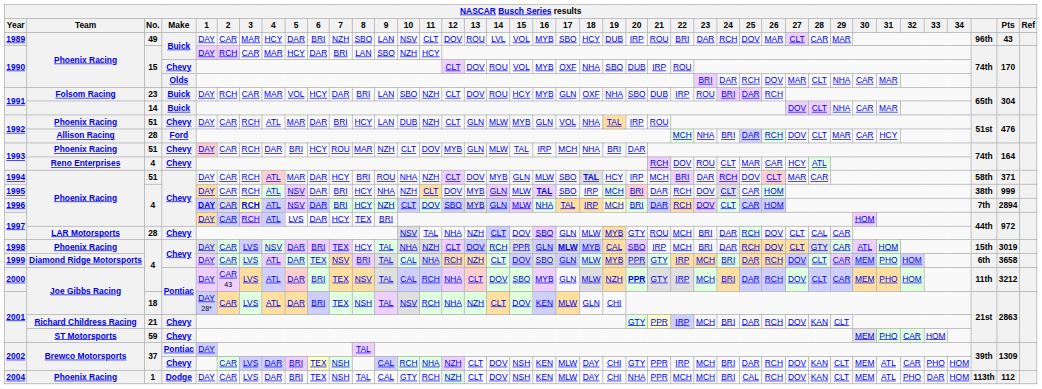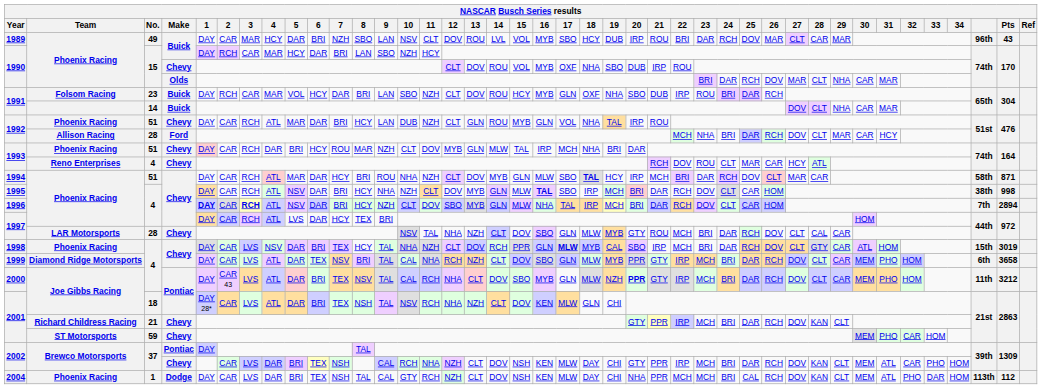(498, 122) MLW -> (498, 122) ROU
(1008, 177) 371 -> (1008, 177) 871
(1008, 191) 999 -> (1008, 191) 998
